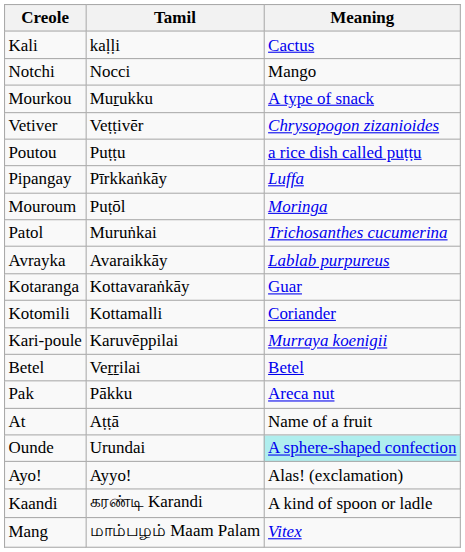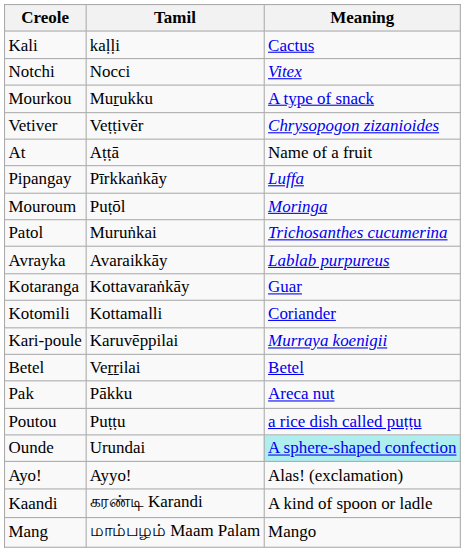(292, 71) Mango -> (285, 71) Vitex
rows swapped: (17, 421) <-> (32, 152)
(285, 532) Vitex -> (292, 532) Mango
